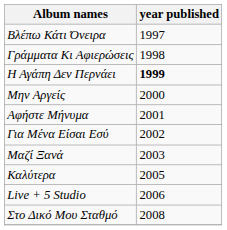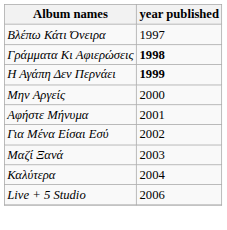(152, 54) normal -> (152, 54) bold
(152, 174) 2005 -> (152, 174) 2004
- row: (62, 214)
